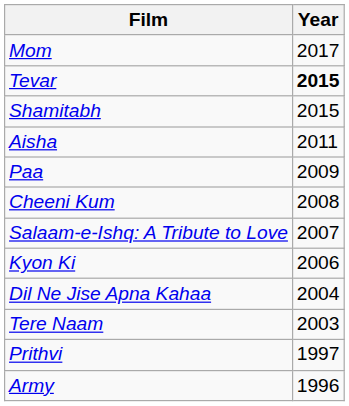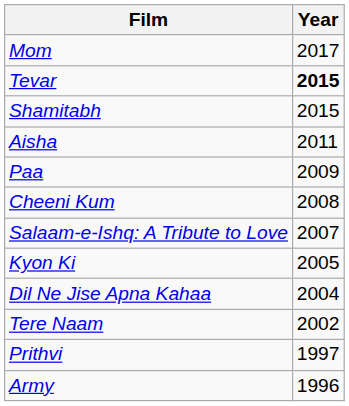(318, 263) 2006 -> (318, 263) 2005
(318, 324) 2003 -> (318, 324) 2002
